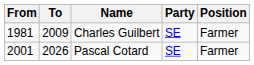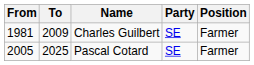(20, 51) 2001 -> (20, 51) 2005
(55, 51) 2026 -> (55, 51) 2025
